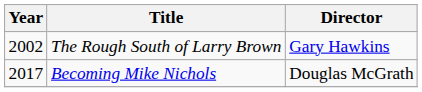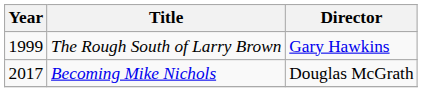(26, 45) 2002 -> (26, 45) 1999
